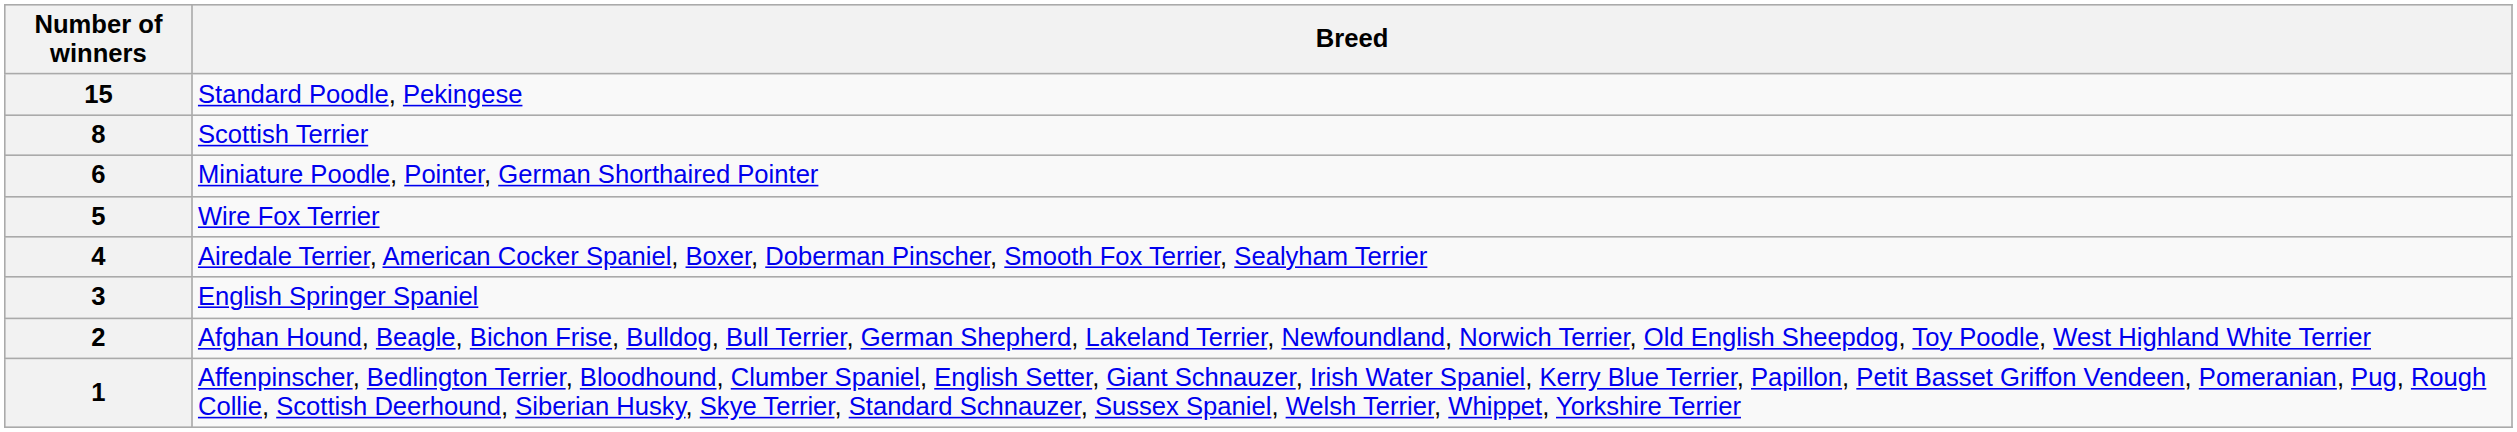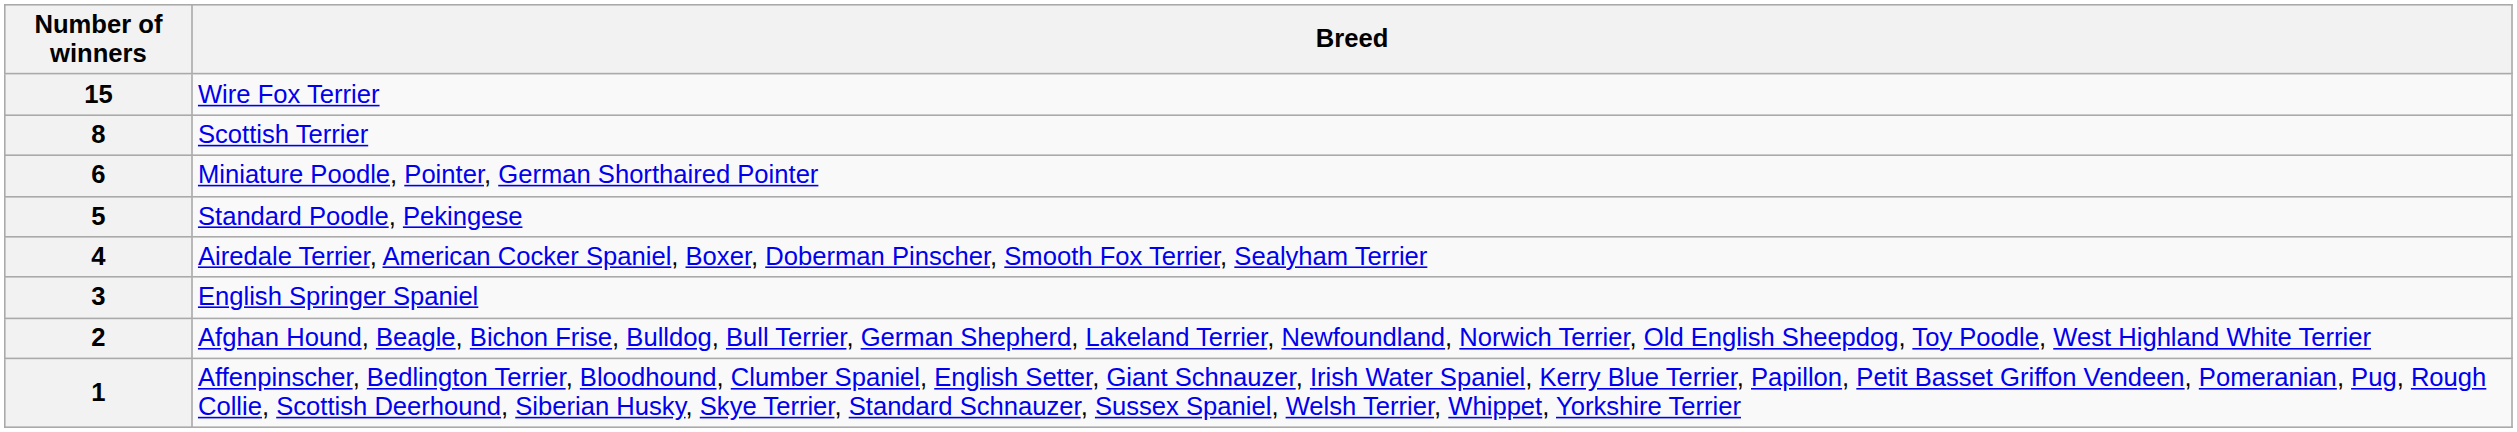(360, 94) Standard Poodle, Pekingese -> (289, 94) Wire Fox Terrier
(289, 216) Wire Fox Terrier -> (360, 216) Standard Poodle, Pekingese
